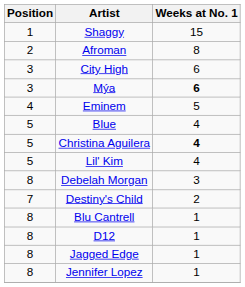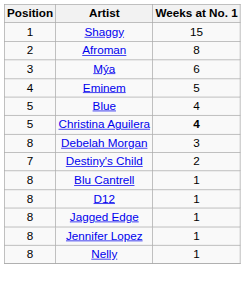- row: (104, 69)
(197, 87) bold -> (197, 69) normal
- row: (104, 161)
+ row: (104, 254)
